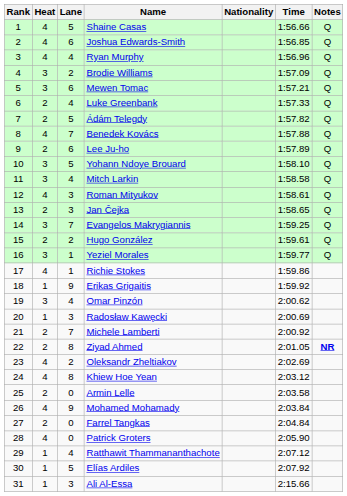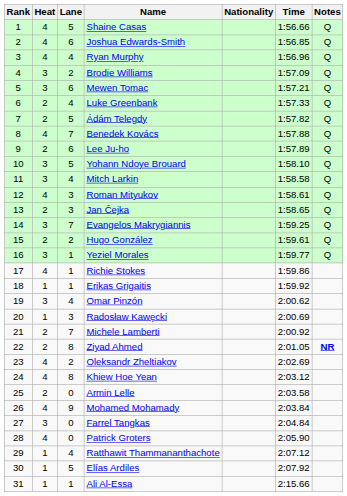(71, 286) 9 -> (71, 286) 1
(45, 423) 2 -> (45, 423) 3
(71, 484) 3 -> (71, 484) 1
